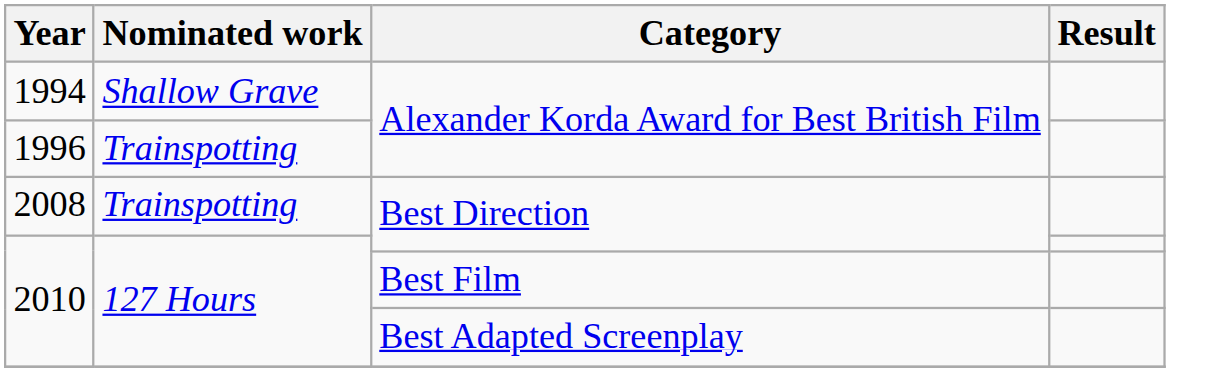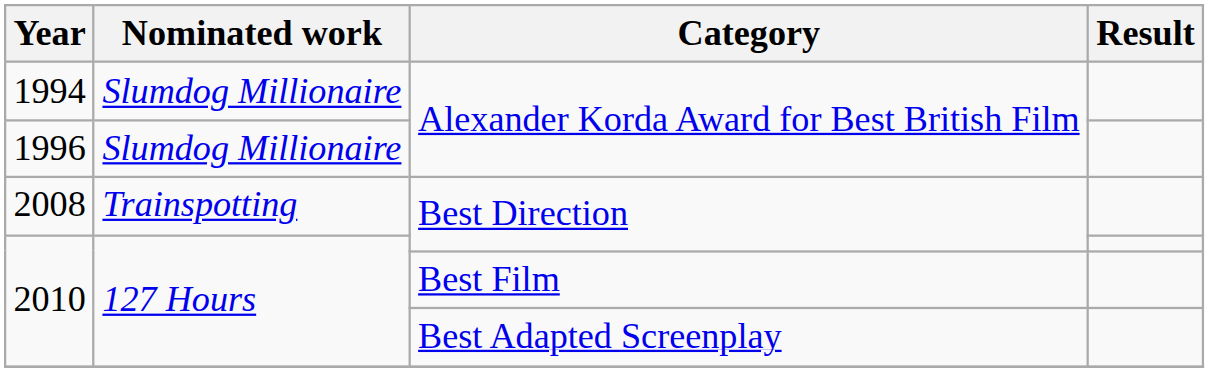(210, 90) Shallow Grave -> (252, 90) Slumdog Millionaire
(200, 147) Trainspotting -> (252, 147) Slumdog Millionaire
